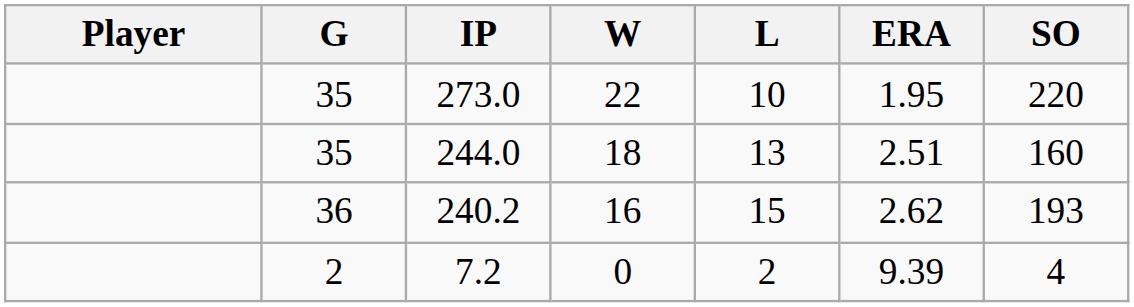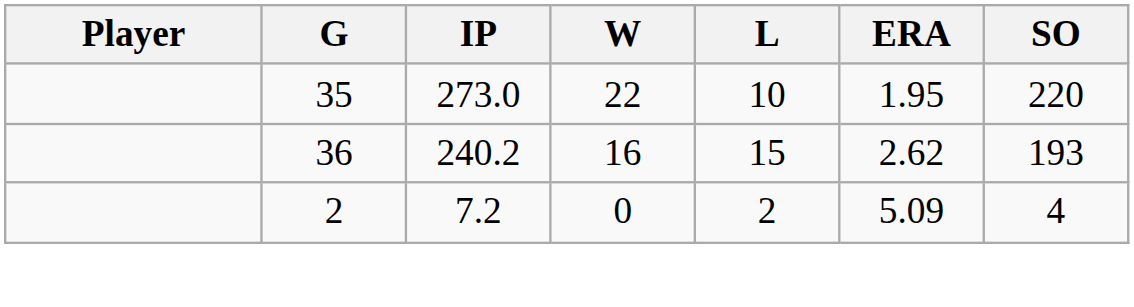- row: (478, 152)
(911, 270) 9.39 -> (911, 211) 5.09
